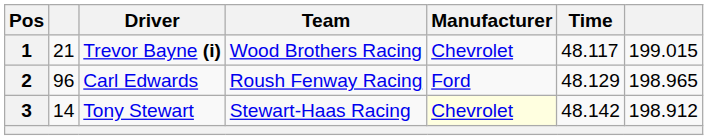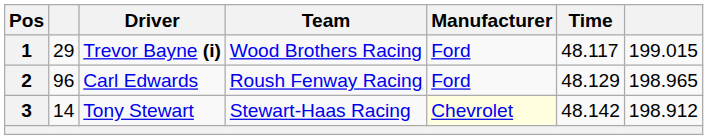(64, 50) 21 -> (64, 50) 29
(472, 50) Chevrolet -> (451, 50) Ford
